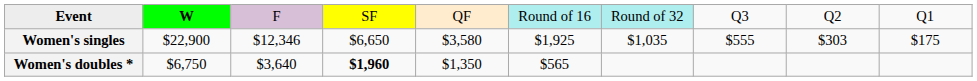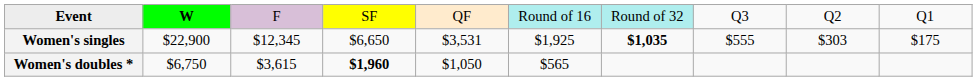(277, 40) $12,346 -> (277, 40) $12,345
(462, 40) $3,580 -> (462, 40) $3,531
(647, 40) normal -> (647, 40) bold
(277, 64) $3,640 -> (277, 64) $3,615
(462, 64) $1,350 -> (462, 64) $1,050
